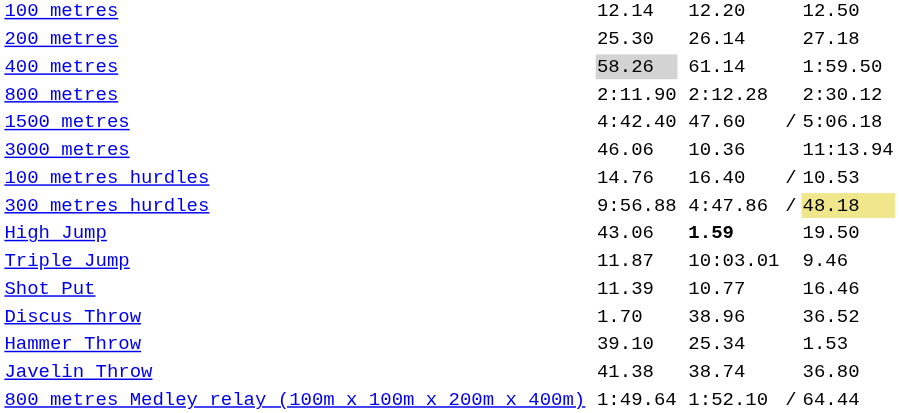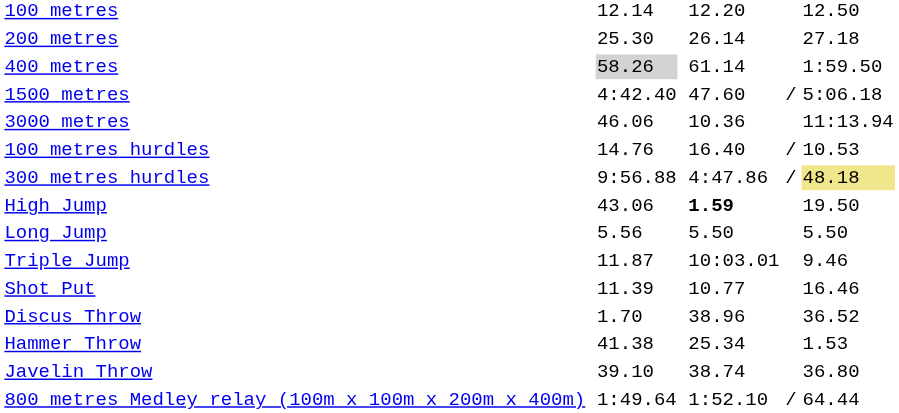- row: (61, 95)
+ row: (56, 233)
(625, 344) 39.10 -> (625, 344) 41.38
(625, 372) 41.38 -> (625, 372) 39.10
